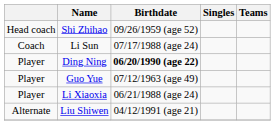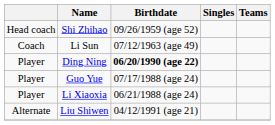(156, 45) 07/17/1988 (age 24) -> (156, 45) 07/12/1963 (age 49)
(156, 78) 07/12/1963 (age 49) -> (156, 78) 07/17/1988 (age 24)
